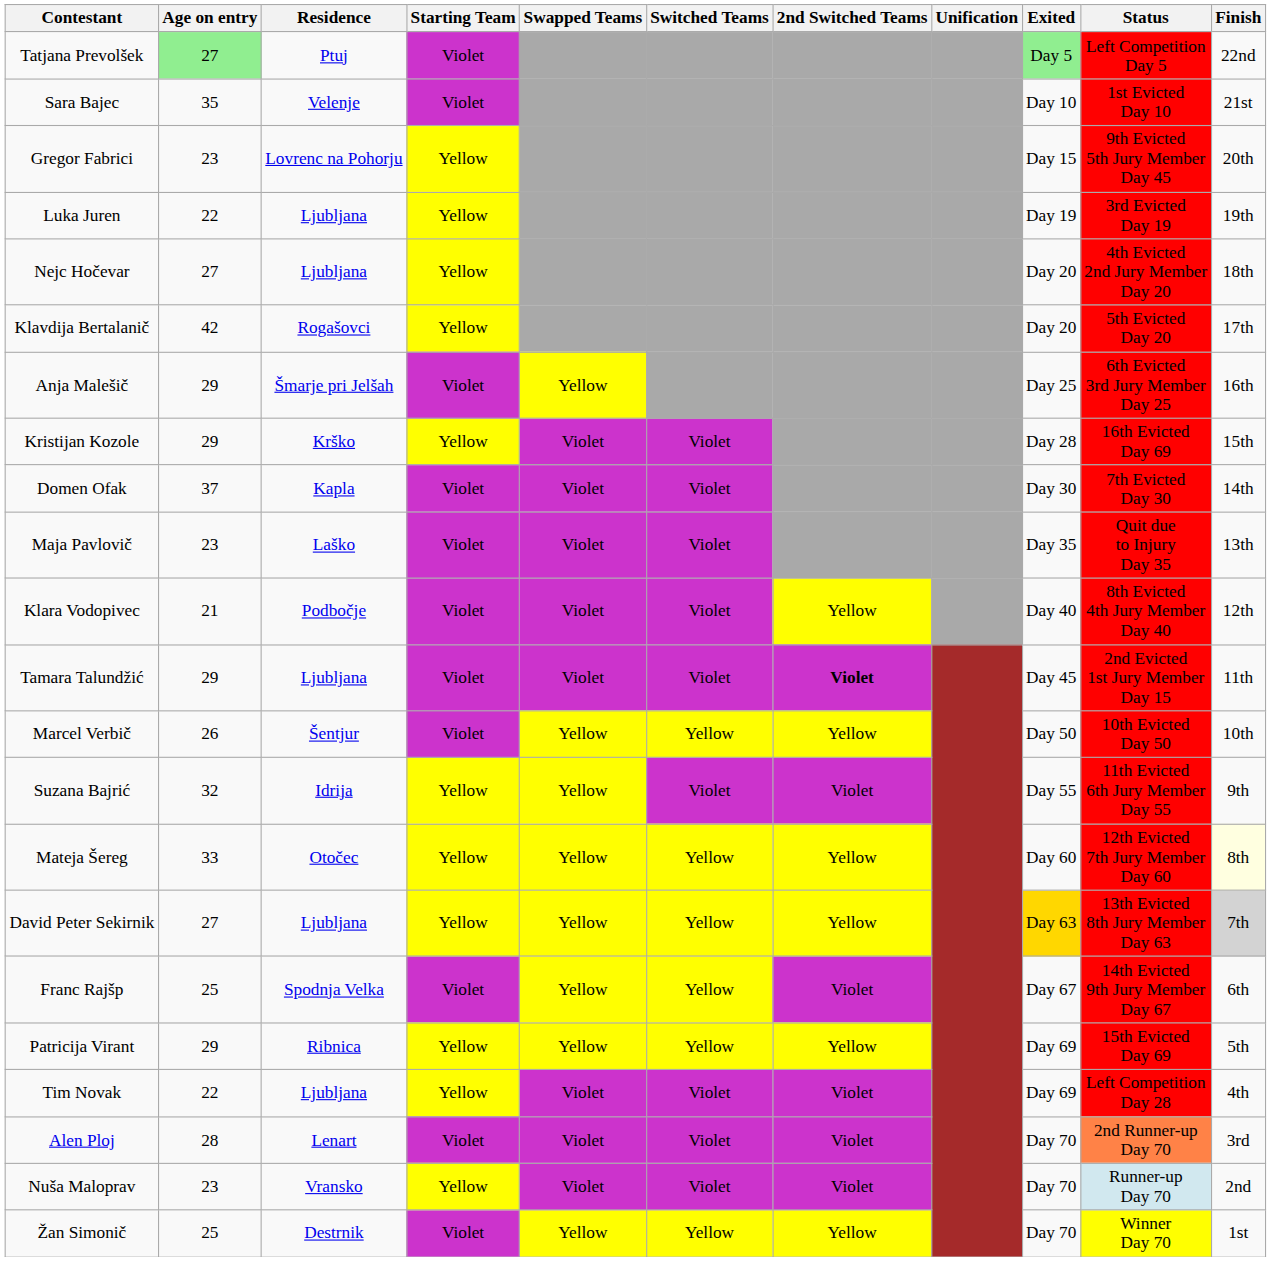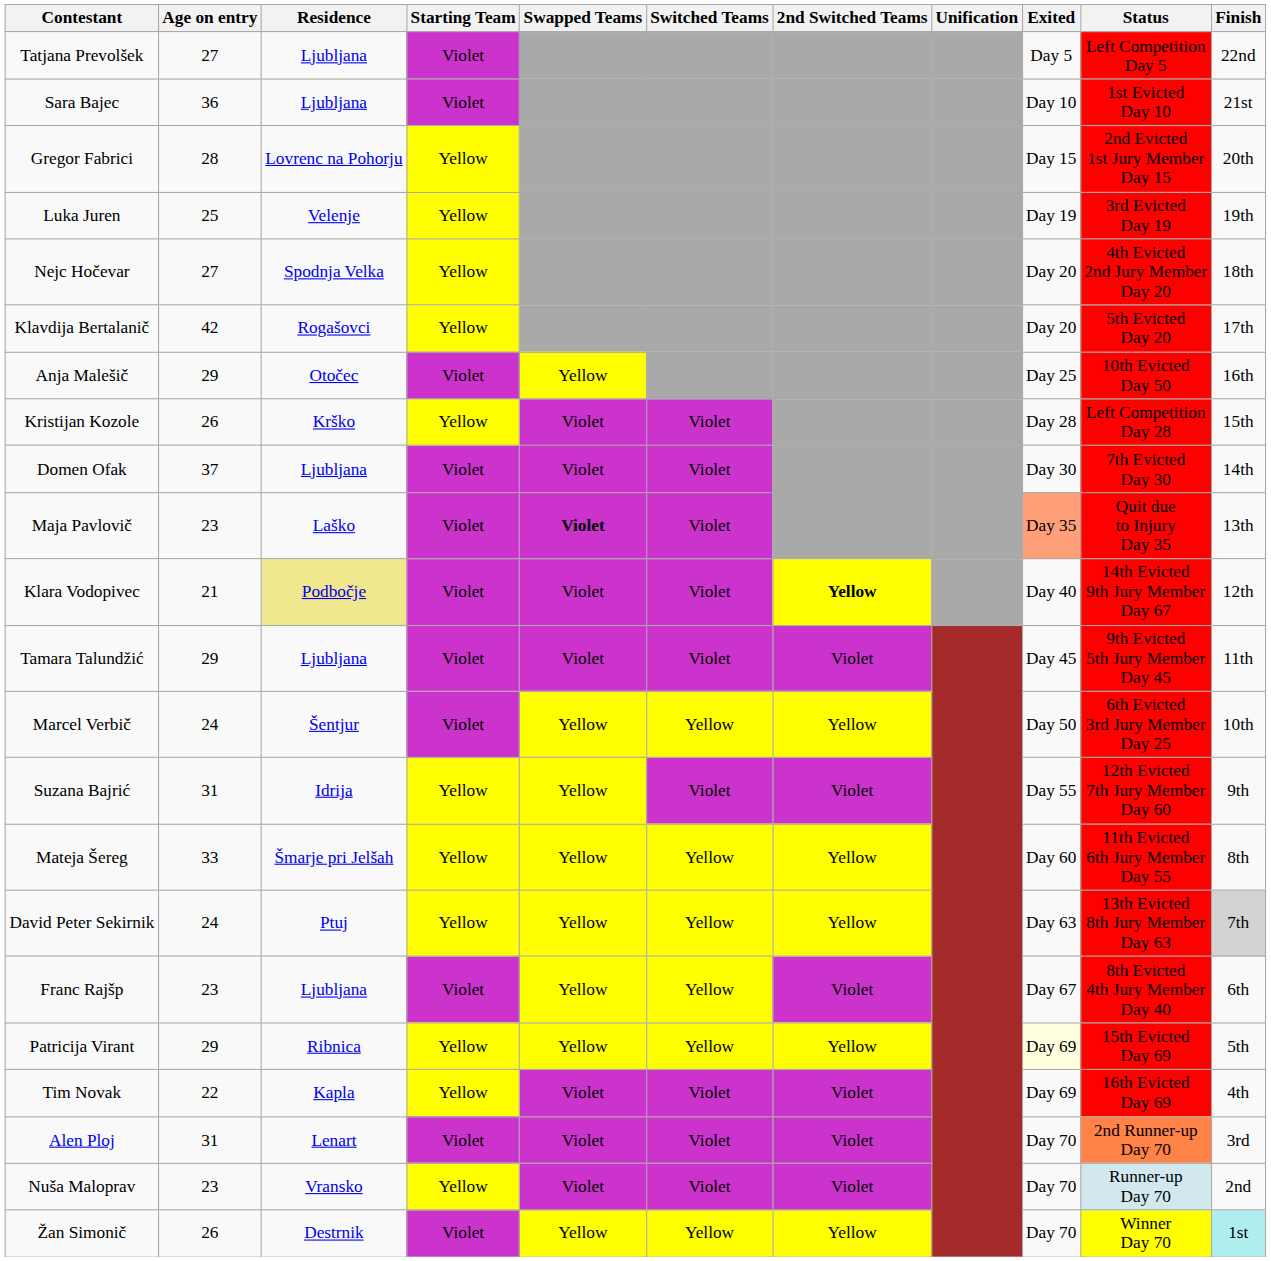(210, 55) lightgreen background -> (210, 55) no background
(334, 55) Ptuj -> (334, 55) Ljubljana
(1051, 55) lightgreen background -> (1051, 55) no background
(210, 102) 35 -> (210, 102) 36
(334, 102) Velenje -> (334, 102) Ljubljana
(210, 158) 23 -> (210, 158) 28
(1146, 158) 9th Evicted 5th Jury Member Day 45 -> (1146, 158) 2nd Evicted 1st Jury Member Day 15
(210, 215) 22 -> (210, 215) 25
(334, 215) Ljubljana -> (334, 215) Velenje
(334, 271) Ljubljana -> (334, 271) Spodnja Velka
(334, 384) Šmarje pri Jelšah -> (334, 375) Otočec
(1146, 384) 6th Evicted 3rd Jury Member Day 25 -> (1146, 375) 10th Evicted Day 50
(210, 441) 29 -> (210, 422) 26
(1146, 441) 16th Evicted Day 69 -> (1146, 422) Left Competition Day 28
(334, 488) Kapla -> (334, 468) Ljubljana
(583, 544) normal -> (583, 525) bold
(1051, 544) no background -> (1051, 525) lightsalmon background
(334, 611) no background -> (334, 591) khaki background
(852, 611) normal -> (852, 591) bold
(1146, 611) 8th Evicted 4th Jury Member Day 40 -> (1146, 591) 14th Evicted 9th Jury Member Day 67
(852, 677) bold -> (852, 658) normal
(1146, 677) 2nd Evicted 1st Jury Member Day 15 -> (1146, 658) 9th Evicted 5th Jury Member Day 45
(210, 734) 26 -> (210, 724) 24
(1146, 734) 10th Evicted Day 50 -> (1146, 724) 6th Evicted 3rd Jury Member Day 25
(210, 790) 32 -> (210, 790) 31
(1146, 790) 11th Evicted 6th Jury Member Day 55 -> (1146, 790) 12th Evicted 7th Jury Member Day 60
(334, 856) Otočec -> (334, 856) Šmarje pri Jelšah
(1146, 856) 12th Evicted 7th Jury Member Day 60 -> (1146, 856) 11th Evicted 6th Jury Member Day 55
(1238, 856) lightyellow background -> (1238, 856) no background
(210, 923) 27 -> (210, 923) 24
(334, 923) Ljubljana -> (334, 923) Ptuj
(1051, 923) gold background -> (1051, 923) no background
(210, 989) 25 -> (210, 989) 23
(334, 989) Spodnja Velka -> (334, 989) Ljubljana
(1146, 989) 14th Evicted 9th Jury Member Day 67 -> (1146, 989) 8th Evicted 4th Jury Member Day 40
(1051, 1046) no background -> (1051, 1046) lightyellow background
(334, 1092) Ljubljana -> (334, 1092) Kapla
(1146, 1092) Left Competition Day 28 -> (1146, 1092) 16th Evicted Day 69
(210, 1139) 28 -> (210, 1139) 31
(210, 1233) 25 -> (210, 1233) 26
(1238, 1233) no background -> (1238, 1233) paleturquoise background
